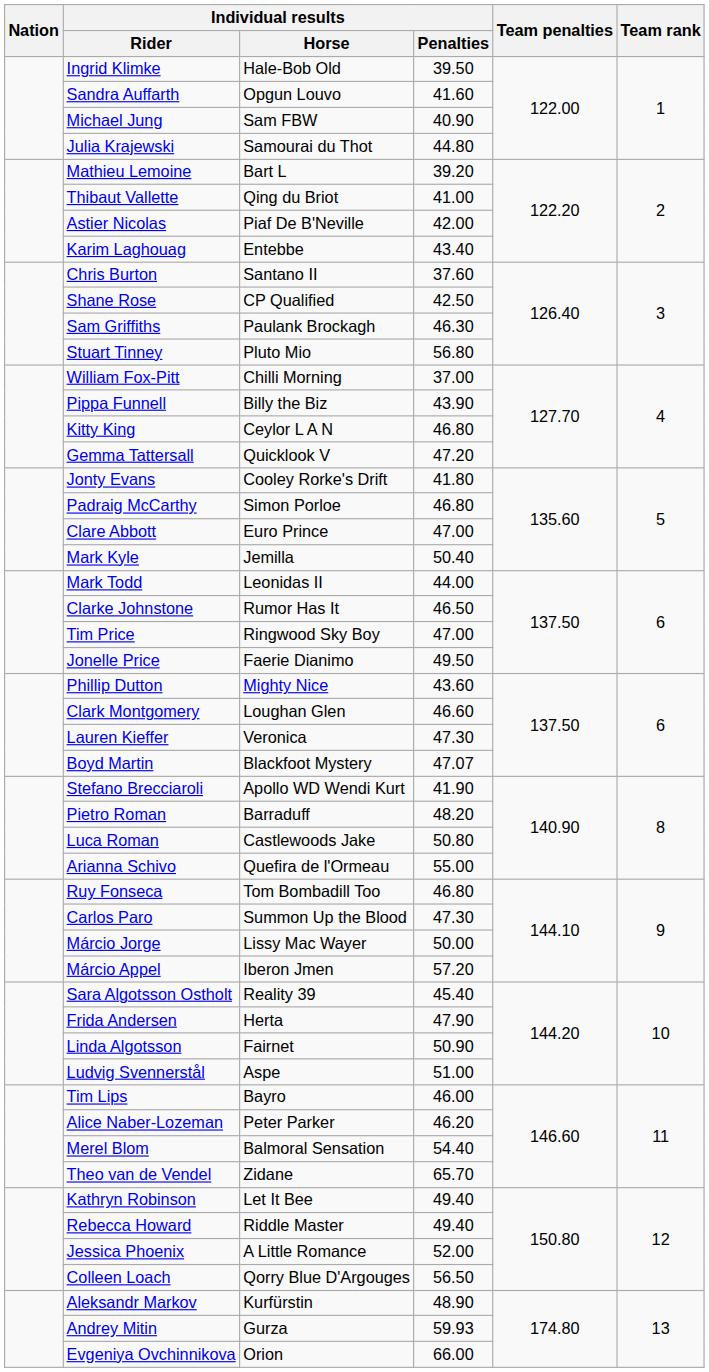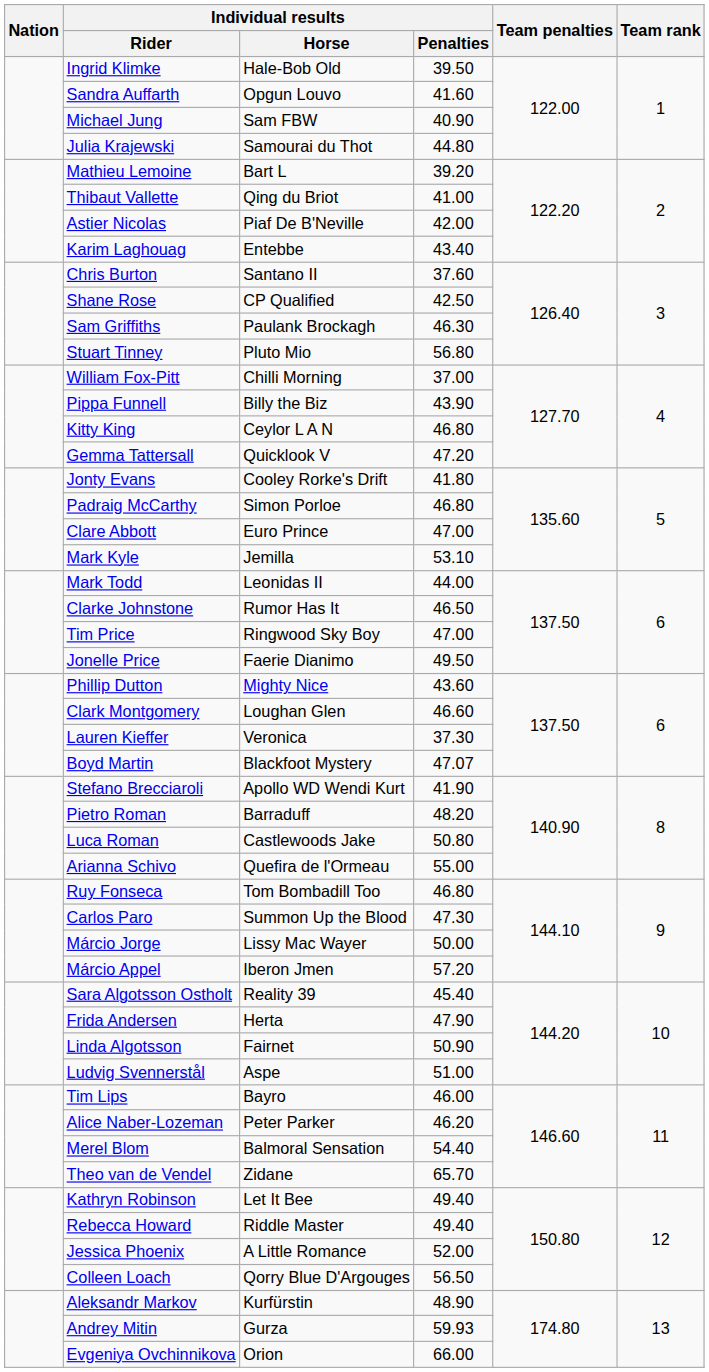(453, 558) 50.40 -> (453, 558) 53.10
(453, 738) 47.30 -> (453, 738) 37.30
